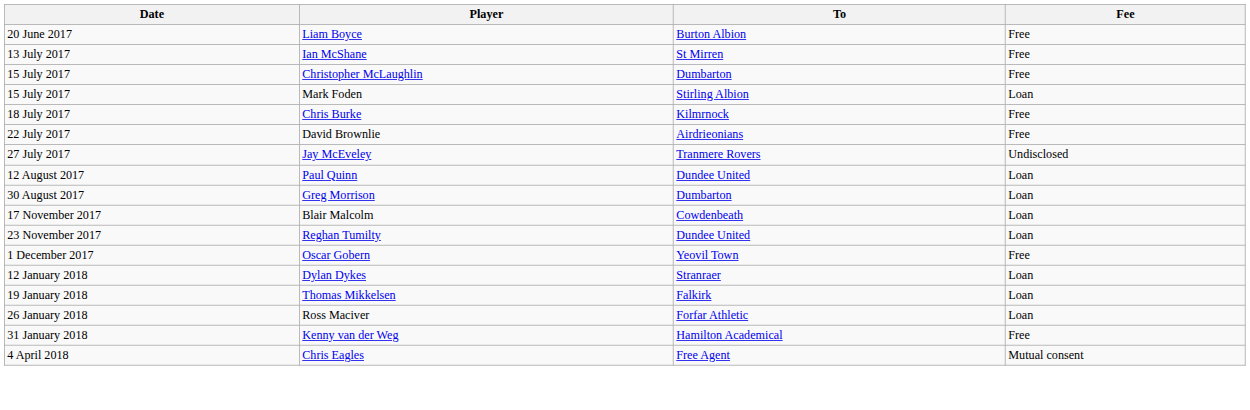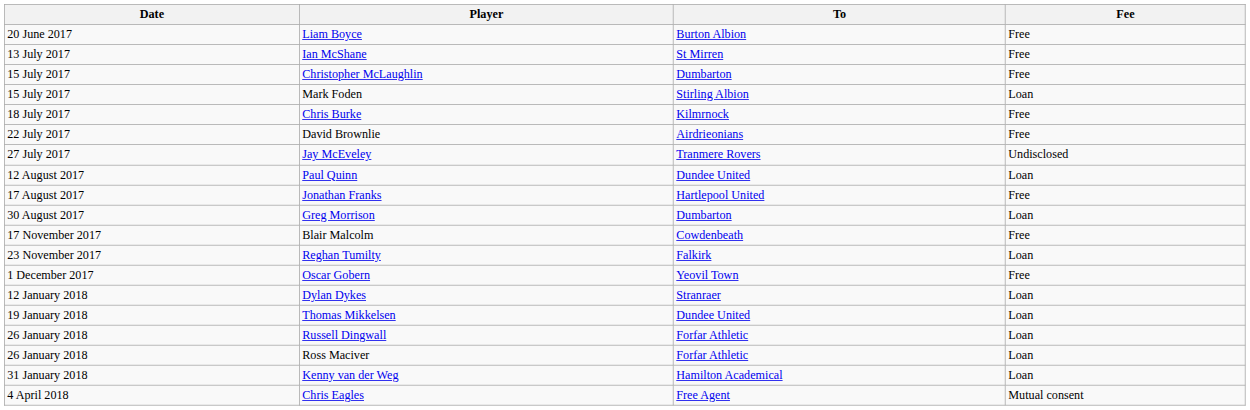+ row: (342, 195)
(1021, 215) Loan -> (1019, 235) Free
(713, 235) Dundee United -> (694, 255) Falkirk
(694, 295) Falkirk -> (713, 315) Dundee United
+ row: (344, 335)
(1019, 335) Free -> (1021, 375) Loan
